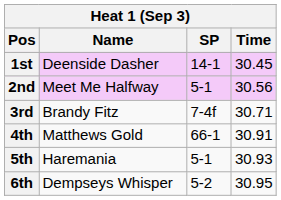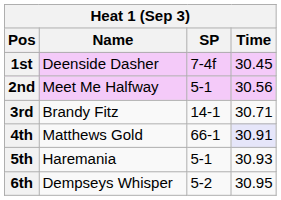(205, 64) 14-1 -> (203, 64) 7-4f
(203, 111) 7-4f -> (205, 111) 14-1
(254, 135) no background -> (254, 135) lavender background
